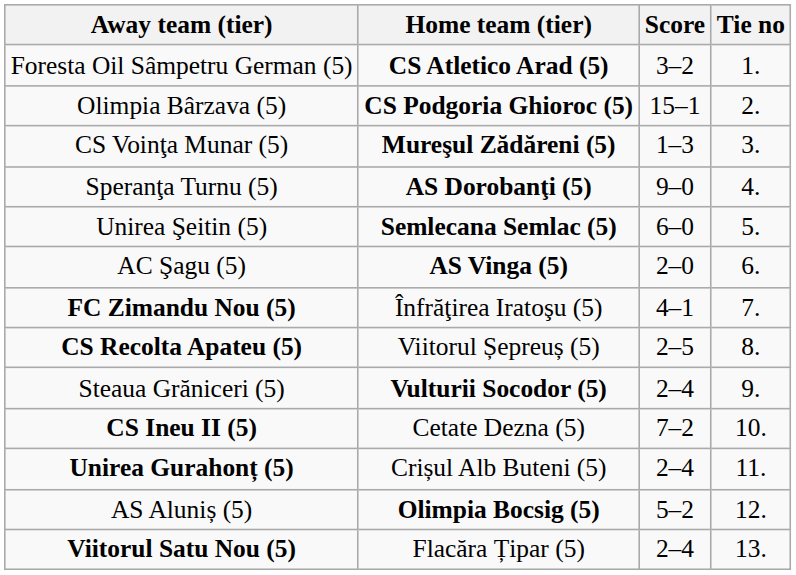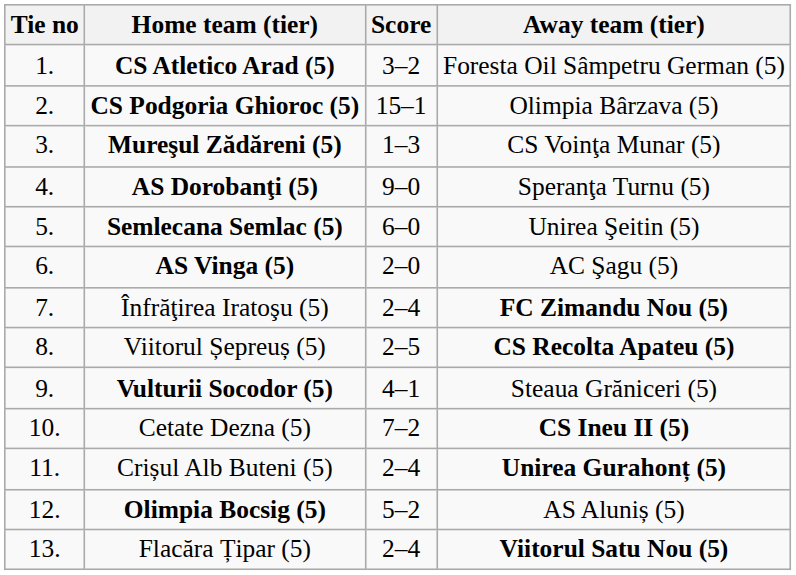columns swapped: (751, 24) <-> (182, 24)
(675, 307) 4–1 -> (401, 307) 2–4
(675, 387) 2–4 -> (401, 387) 4–1
